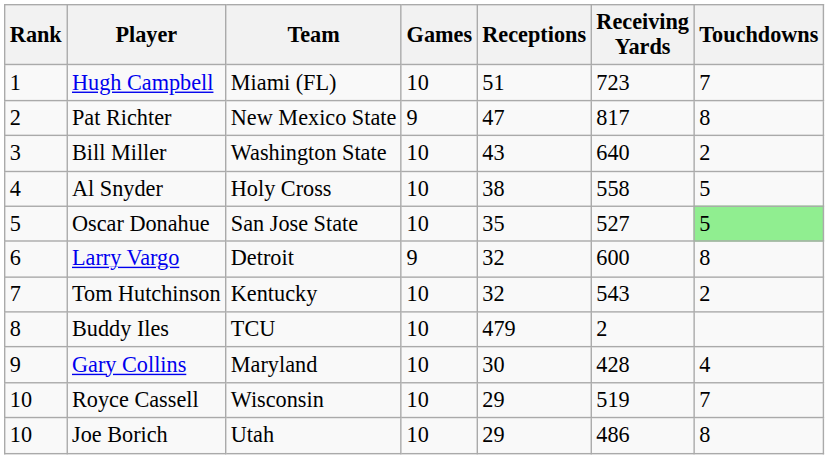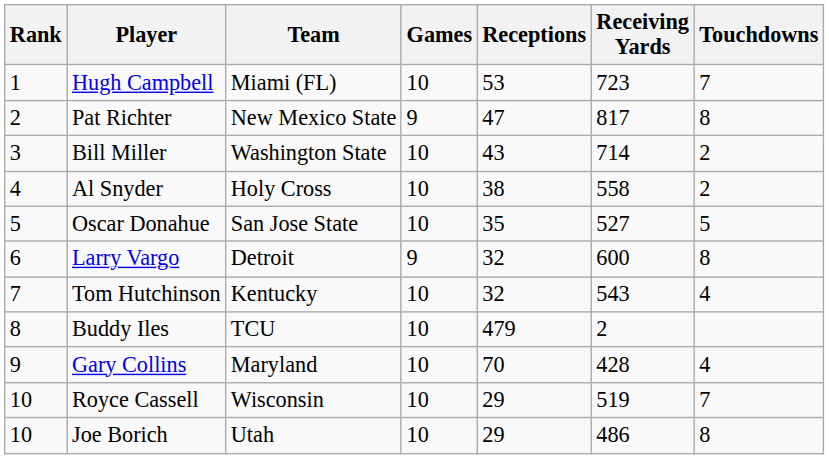(493, 82) 51 -> (493, 82) 53
(613, 152) 640 -> (613, 152) 714
(705, 188) 5 -> (705, 188) 2
(705, 223) lightgreen background -> (705, 223) no background
(705, 294) 2 -> (705, 294) 4
(493, 364) 30 -> (493, 364) 70
